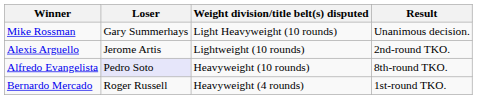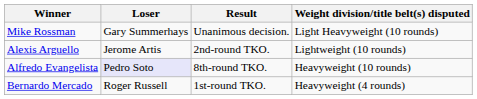columns swapped: (281, 13) <-> (422, 13)
